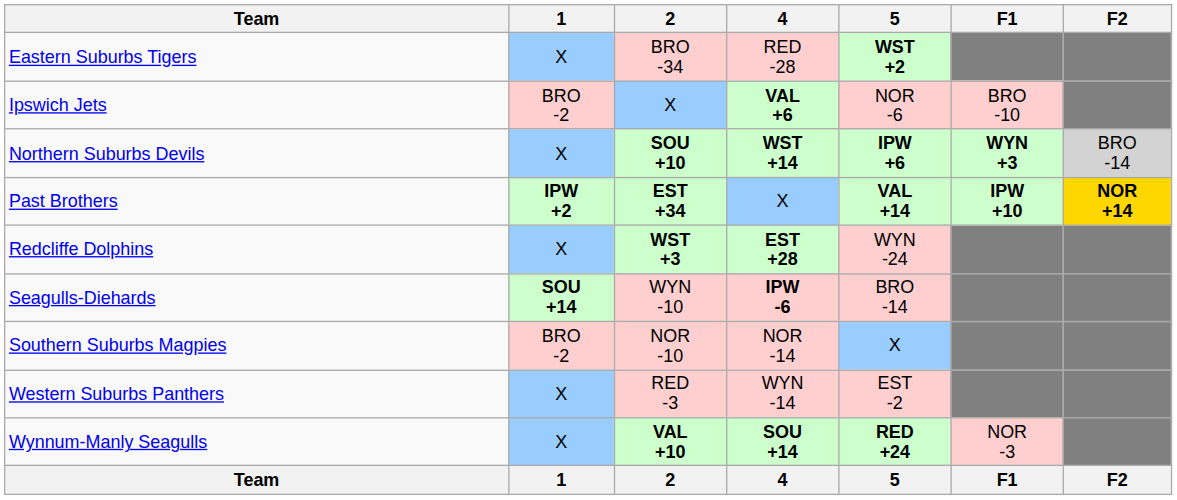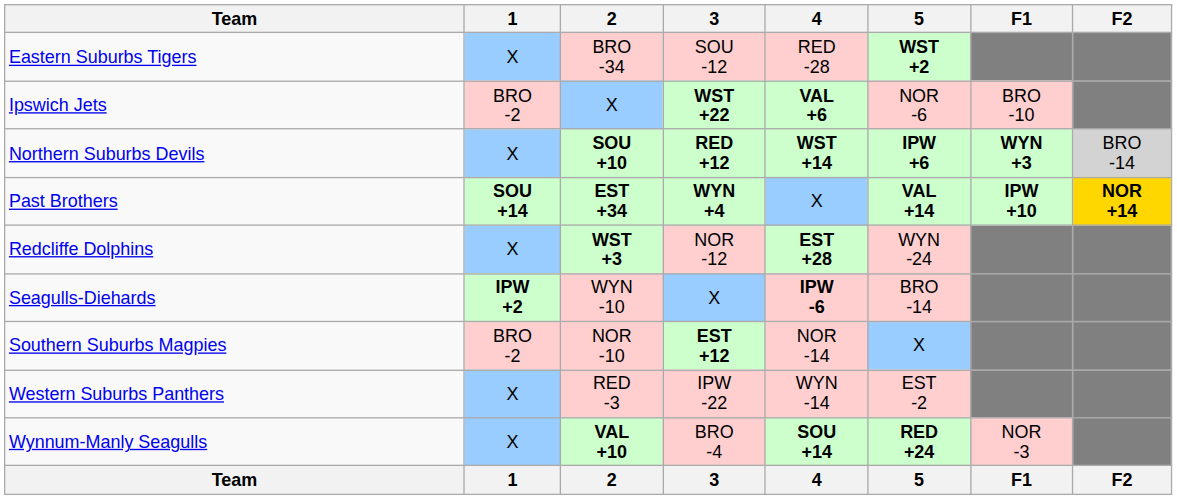+ column: (714, 18)
(561, 201) IPW +2 -> (512, 201) SOU +14
(561, 297) SOU +14 -> (512, 297) IPW +2
